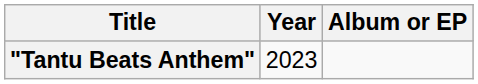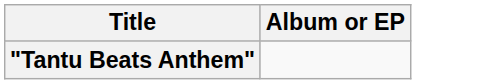- column: (292, 22)
